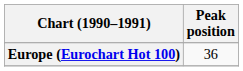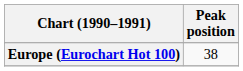(211, 54) 36 -> (211, 54) 38
